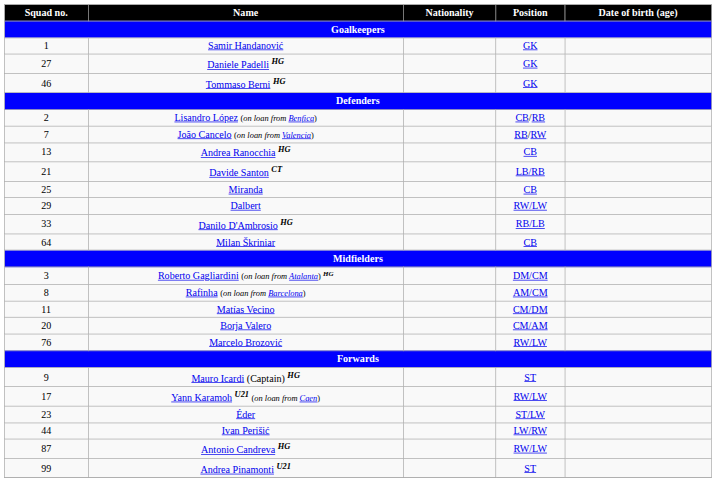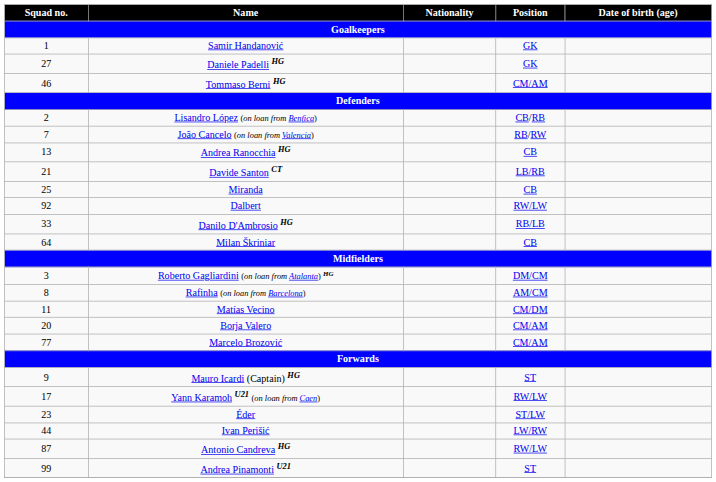(530, 83) GK -> (530, 83) CM/AM
(46, 206) 29 -> (46, 206) 92
(46, 343) 76 -> (46, 343) 77
(530, 343) RW/LW -> (530, 343) CM/AM
